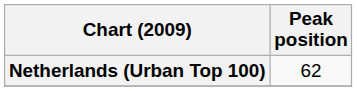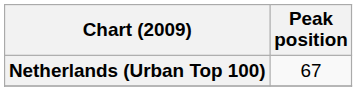(311, 70) 62 -> (311, 70) 67
